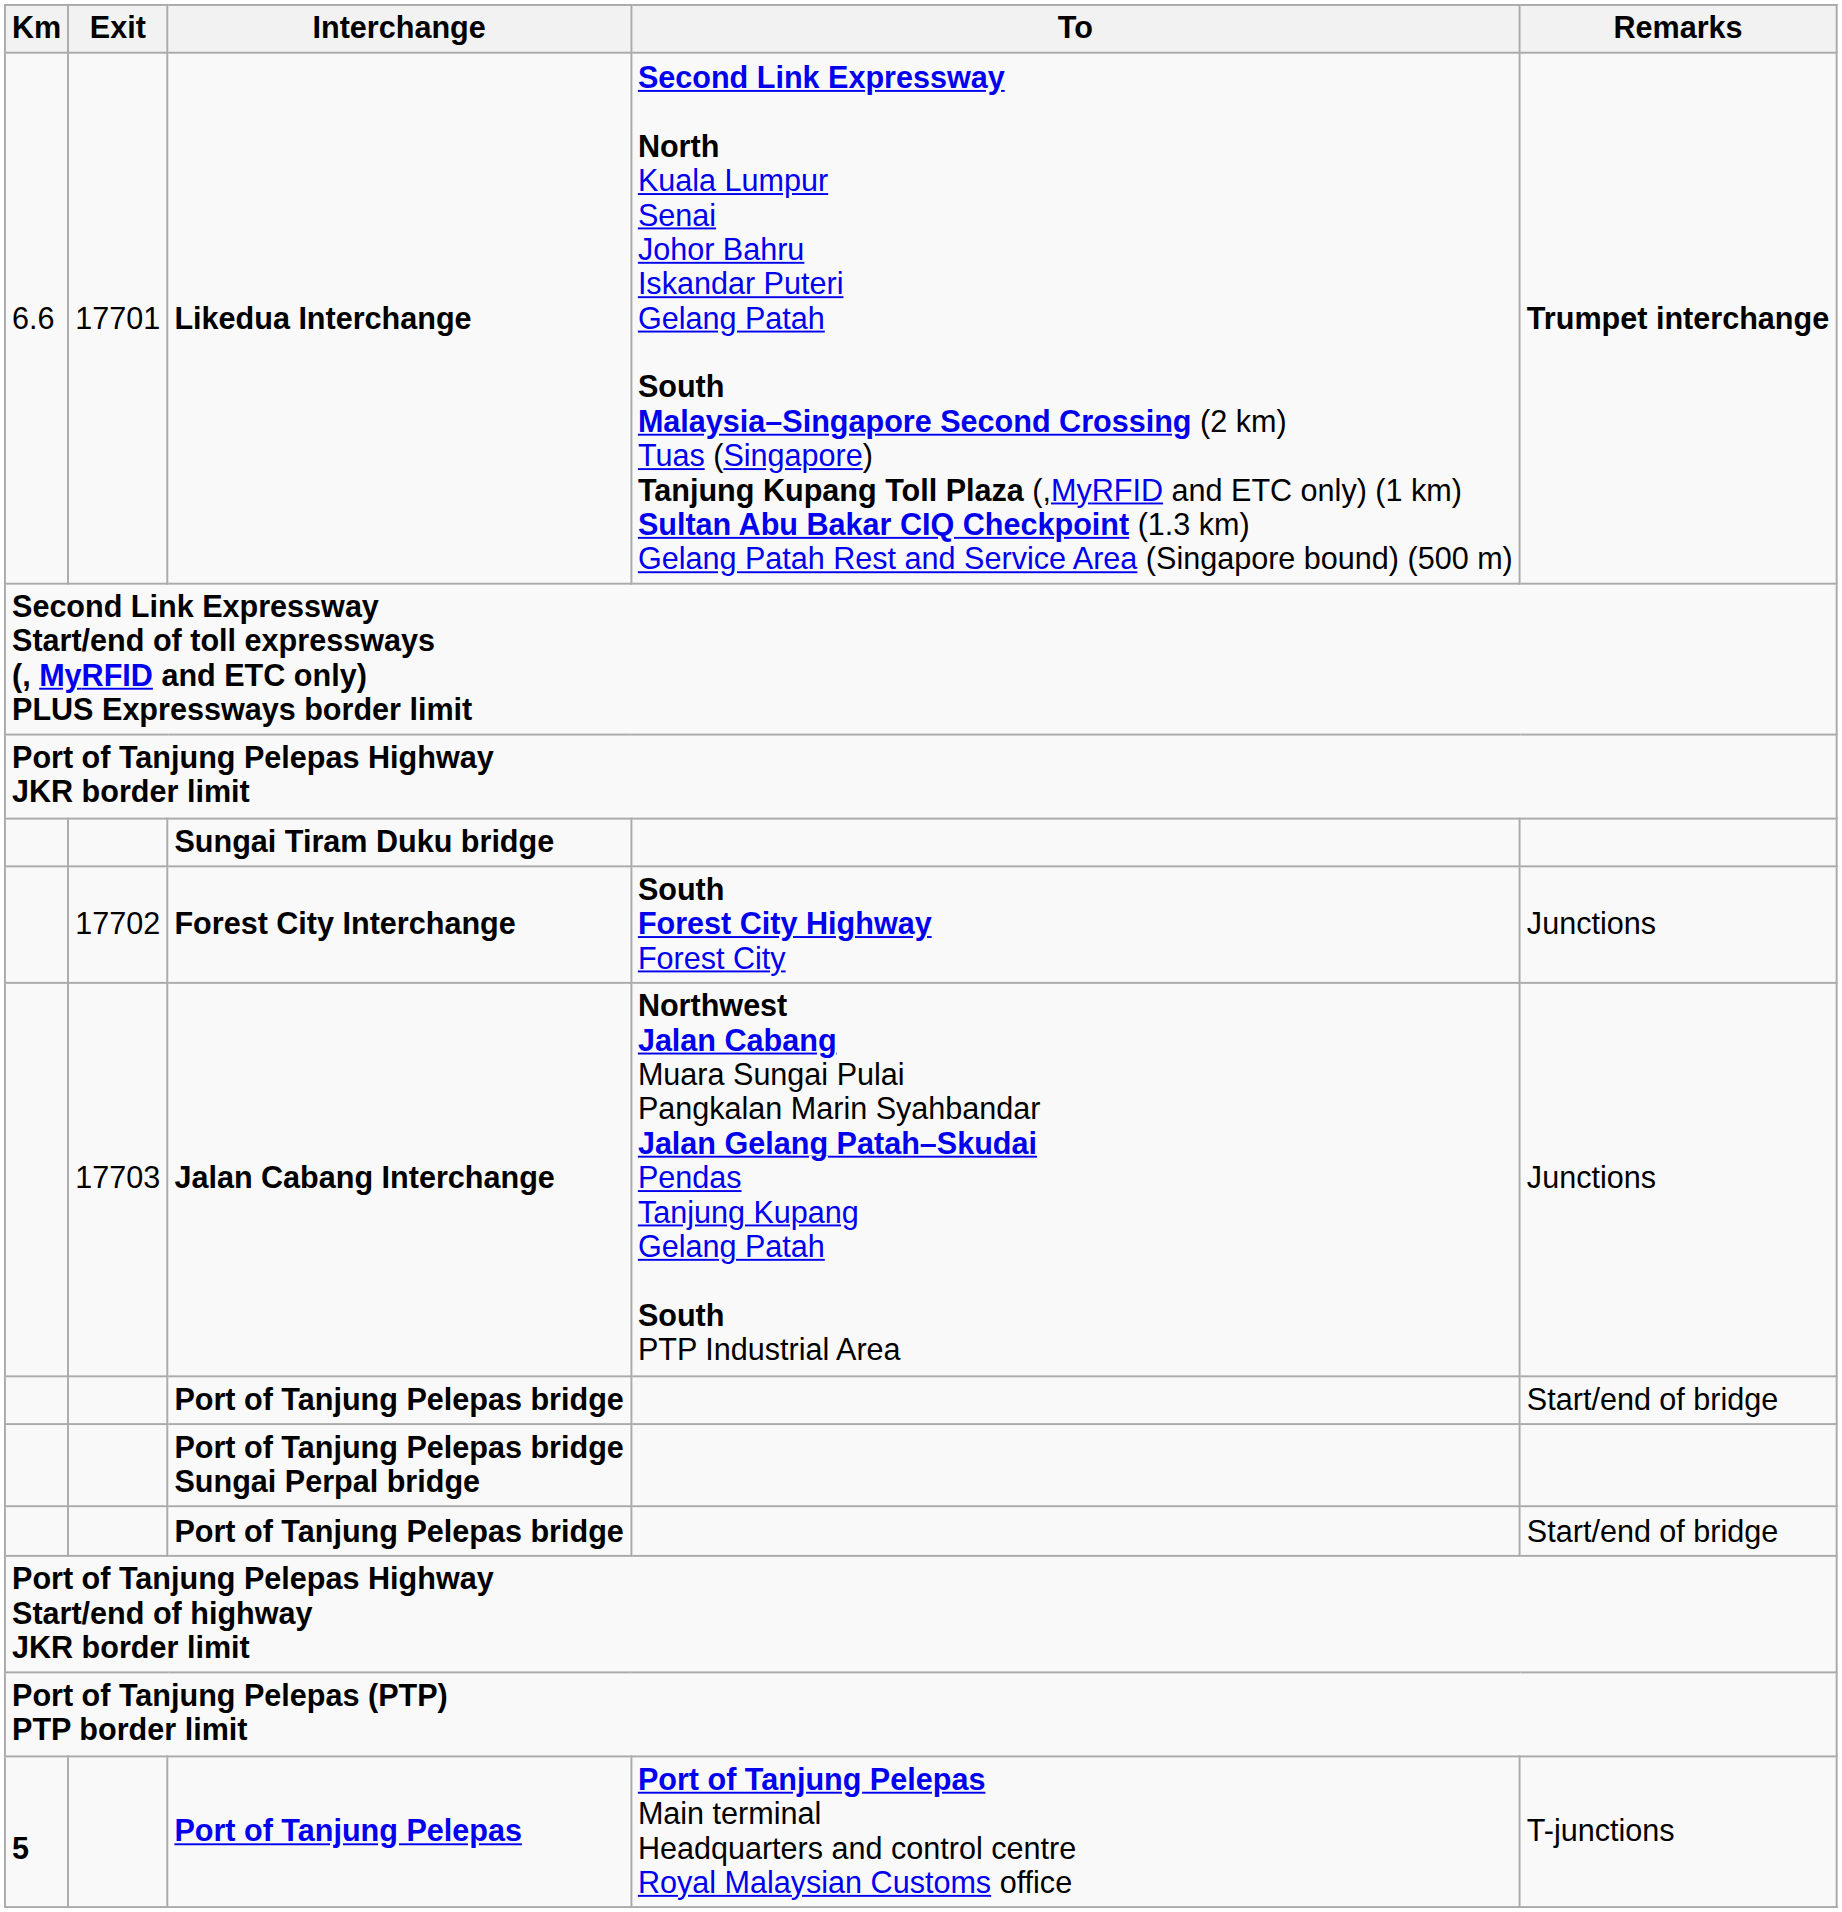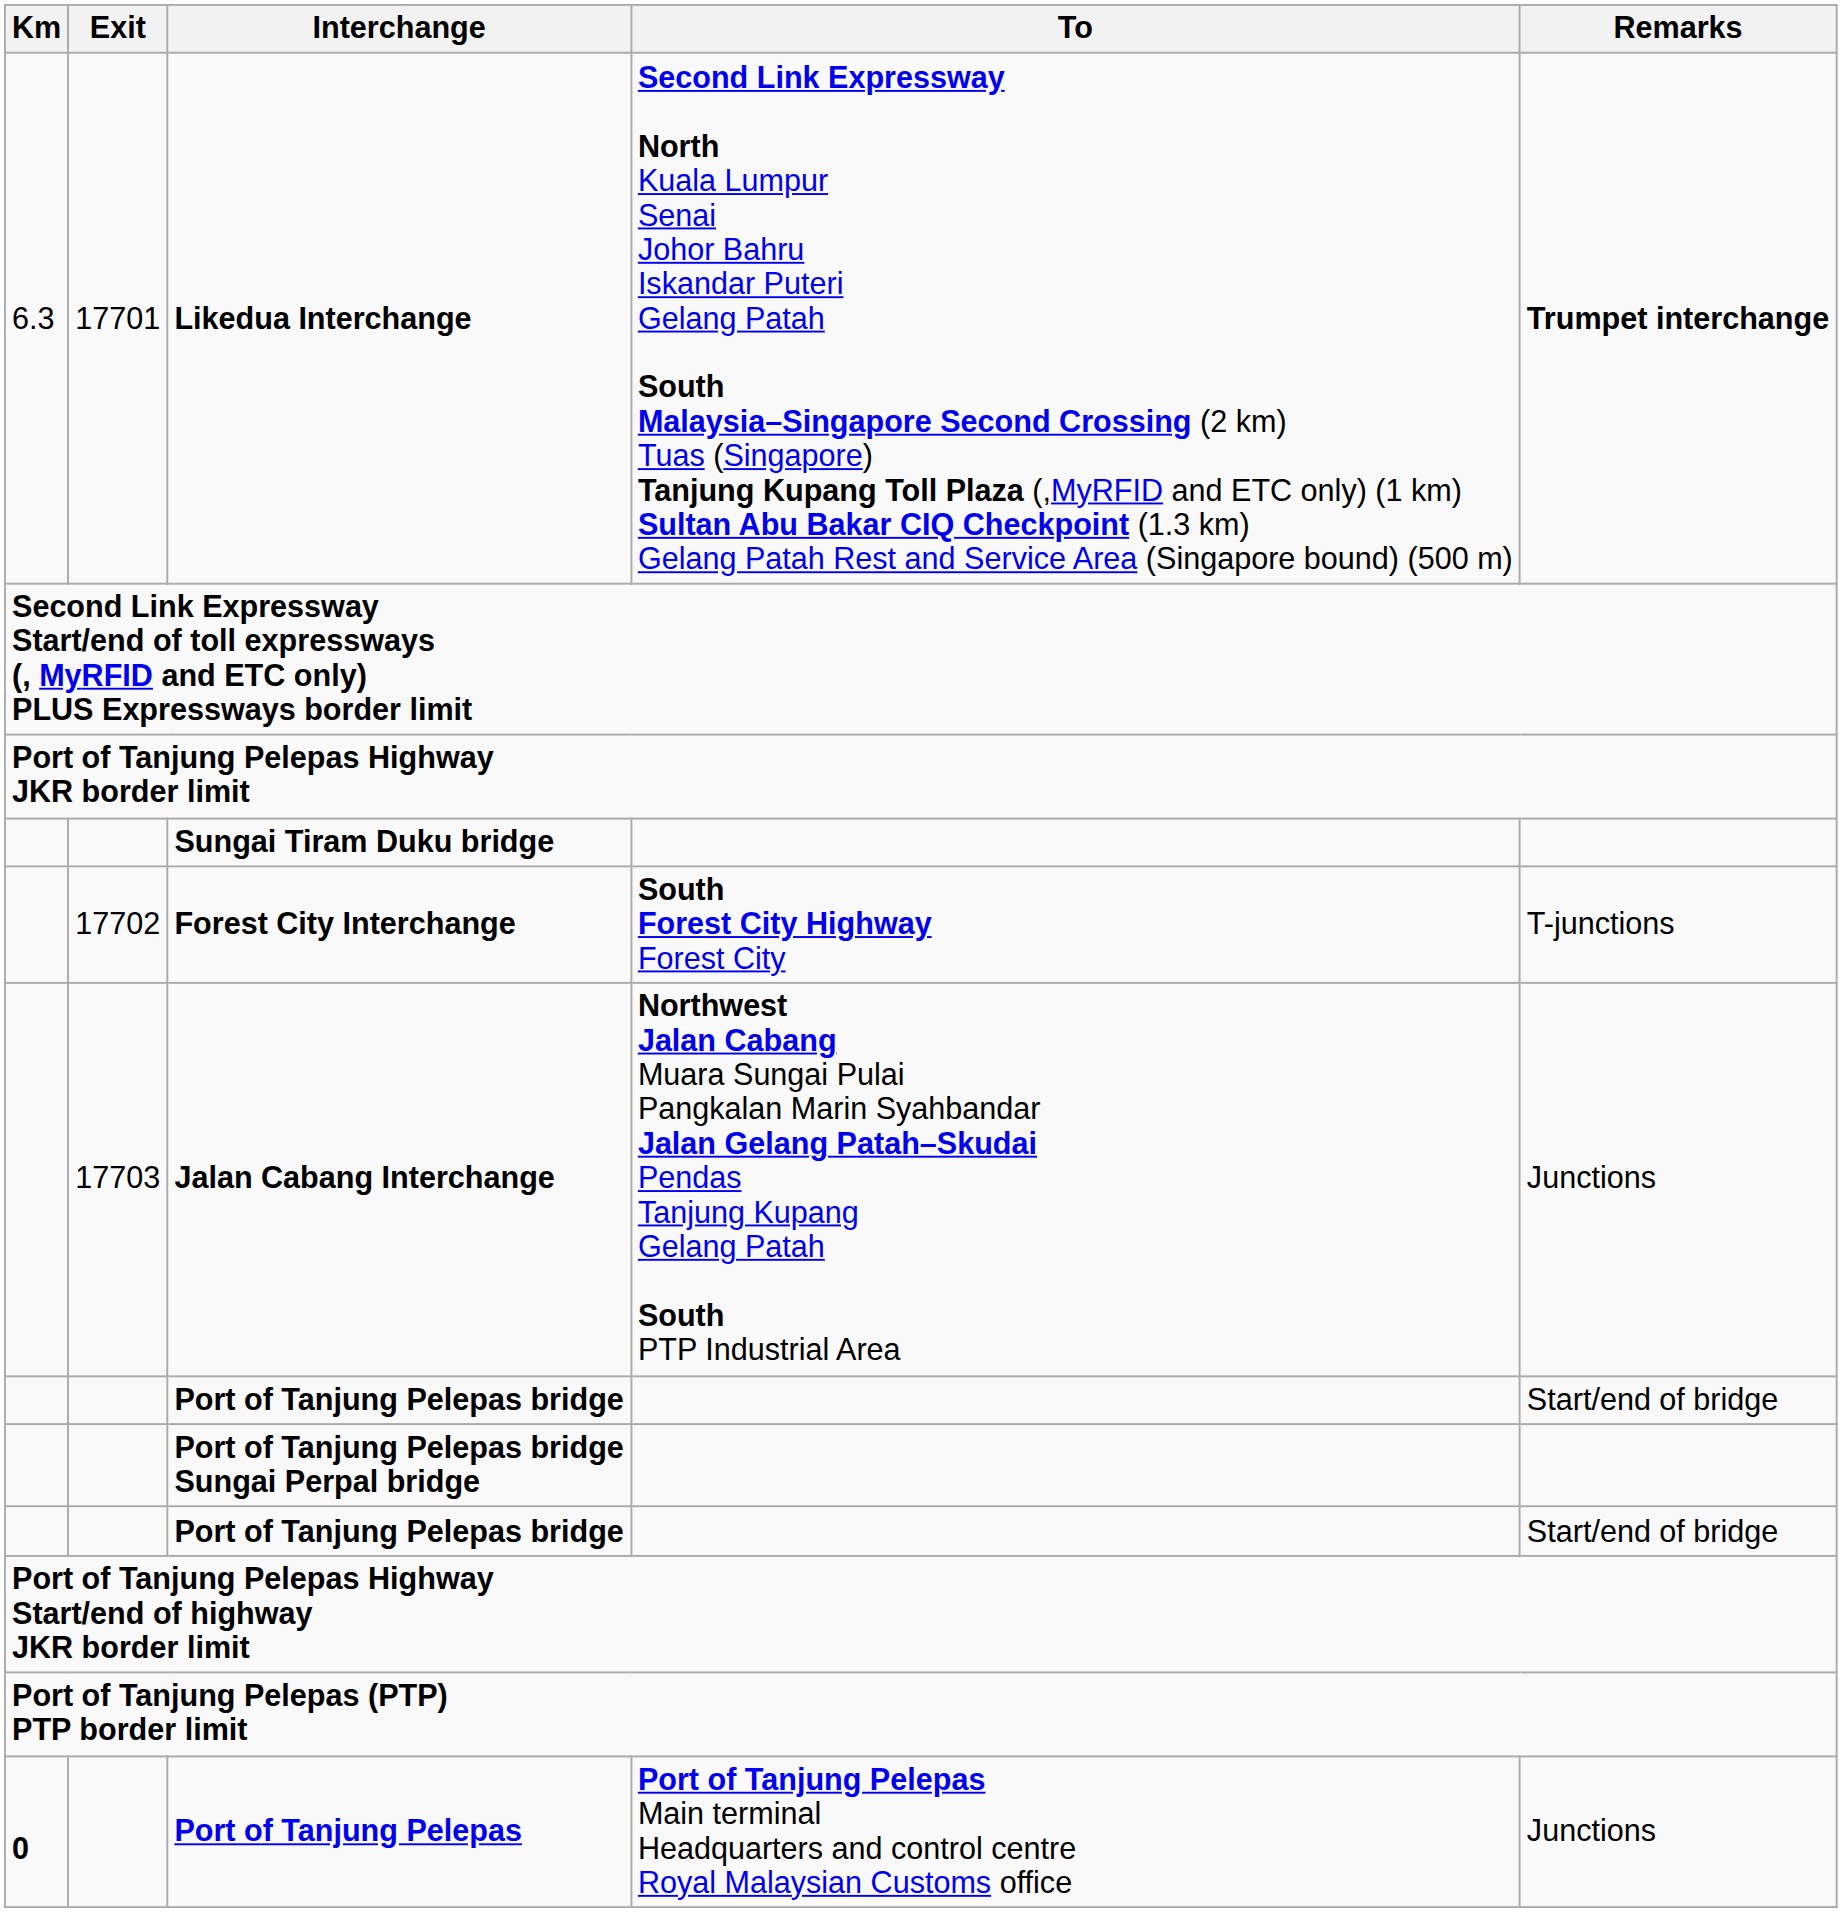(33, 317) 6.6 -> (33, 317) 6.3
(1591, 924) Junctions -> (1601, 924) T-junctions
(21, 1848) 5 -> (21, 1848) 0
(1601, 1830) T-junctions -> (1591, 1830) Junctions
